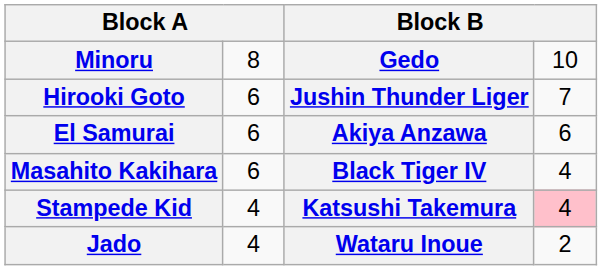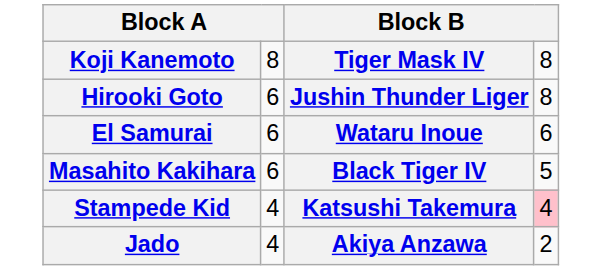- row: (114, 60)
+ row: (152, 60)
(565, 97) 7 -> (546, 97) 8
(409, 134) Akiya Anzawa -> (409, 134) Wataru Inoue
(565, 171) 4 -> (546, 171) 5
(409, 245) Wataru Inoue -> (409, 245) Akiya Anzawa
